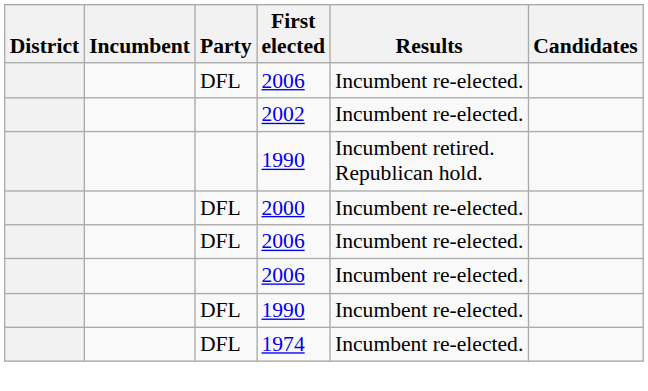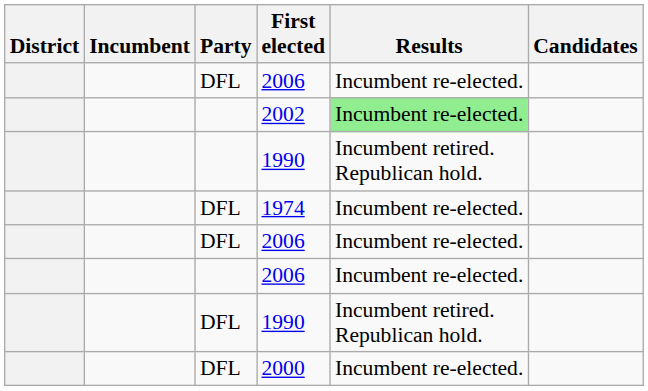(429, 114) no background -> (429, 114) lightgreen background
rows swapped: (220, 207) <-> (220, 344)
(429, 310) Incumbent re-elected. -> (415, 322) Incumbent retired. Republican hold.
